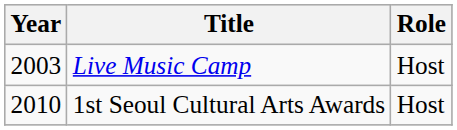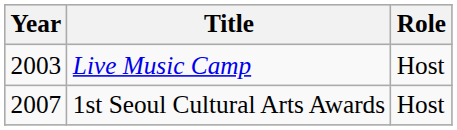(36, 104) 2010 -> (36, 104) 2007
